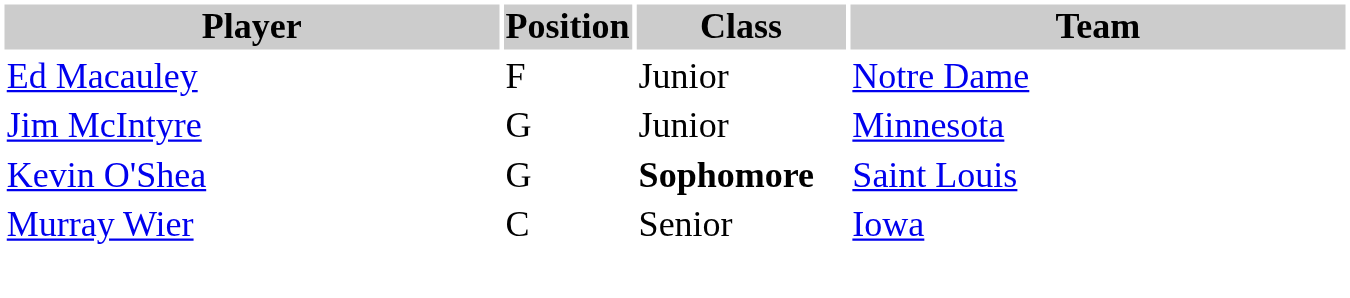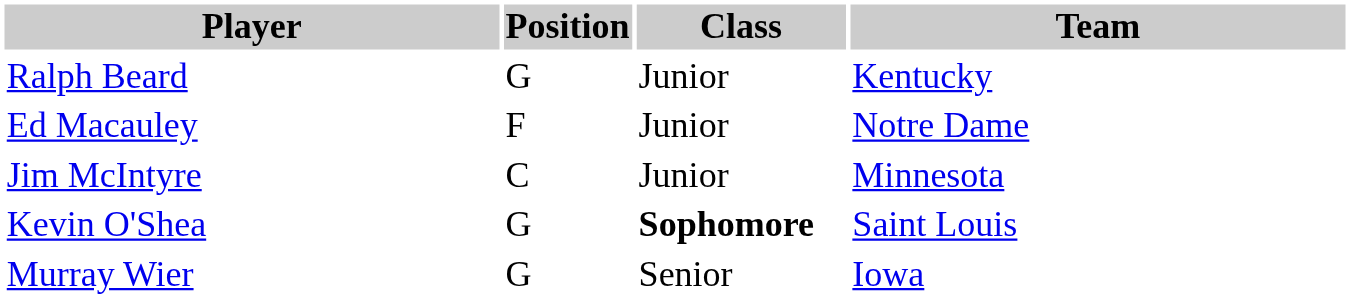+ row: (97, 75)
(519, 125) G -> (518, 174) C
(518, 224) C -> (519, 273) G
